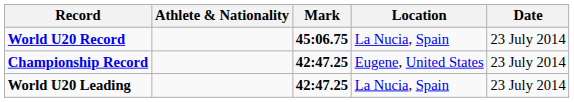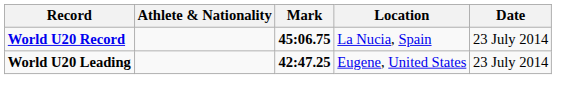- row: (78, 62)
(402, 85) La Nucia, Spain -> (402, 62) Eugene, United States
